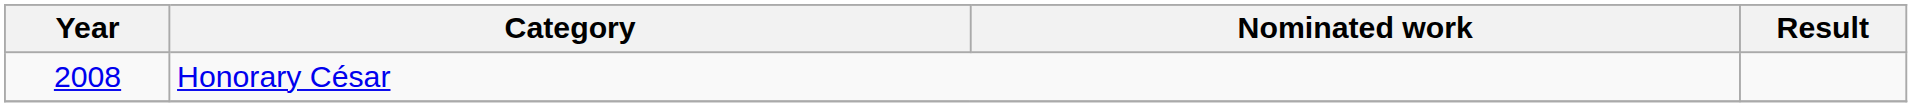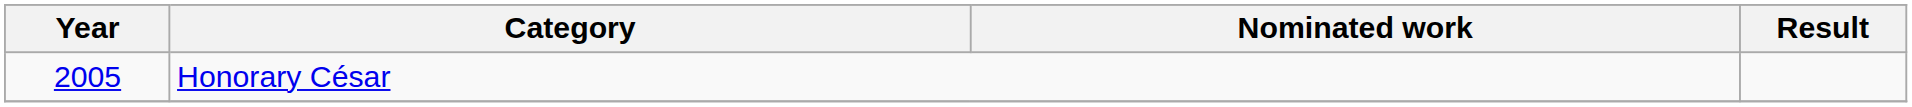(88, 76) 2008 -> (88, 76) 2005
